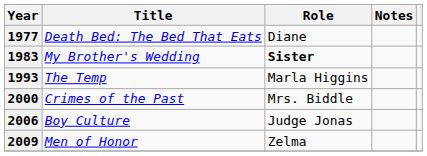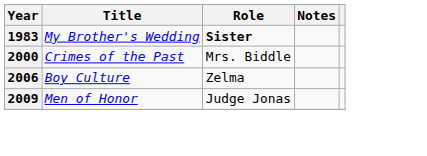- row: (23, 36)
- row: (23, 78)
(310, 120) Judge Jonas -> (225, 78) Zelma
(287, 141) Zelma -> (248, 99) Judge Jonas
